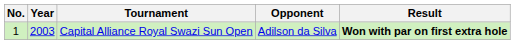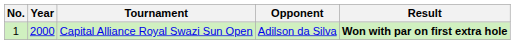(42, 31) 2003 -> (42, 31) 2000
